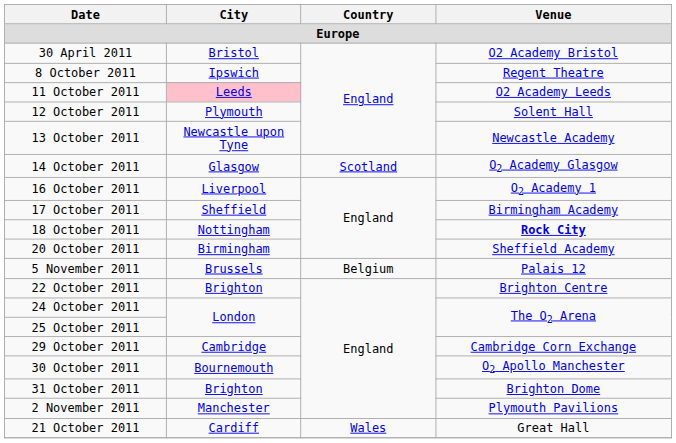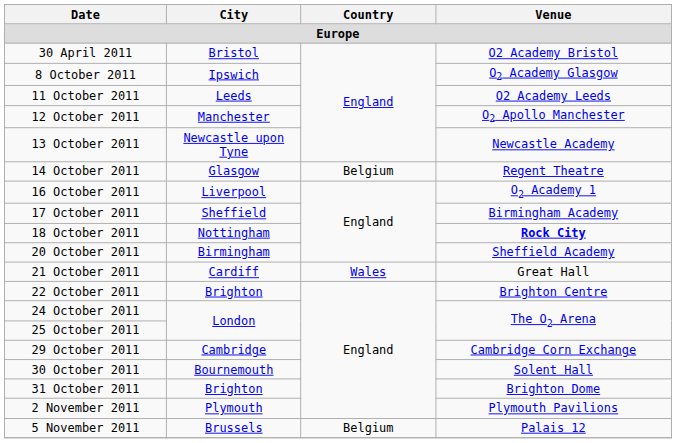(553, 73) Regent Theatre -> (553, 74) O2 Academy Glasgow
(234, 92) pink background -> (234, 95) no background
(234, 112) Plymouth -> (234, 117) Manchester
(553, 112) Solent Hall -> (553, 117) O2 Apollo Manchester
(368, 166) Scotland -> (368, 171) Belgium
(553, 166) O2 Academy Glasgow -> (553, 171) Regent Theatre
rows swapped: (86, 428) <-> (86, 269)
(553, 368) O2 Apollo Manchester -> (553, 369) Solent Hall
(234, 408) Manchester -> (234, 408) Plymouth
